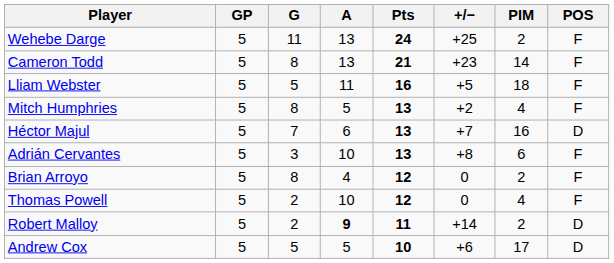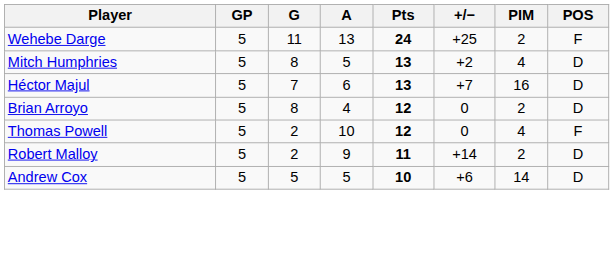- row: (55, 62)
- row: (54, 85)
(578, 108) F -> (578, 62) D
- row: (64, 154)
(578, 177) F -> (578, 108) D
(346, 223) bold -> (346, 154) normal
(521, 246) 17 -> (521, 177) 14
